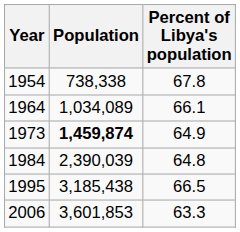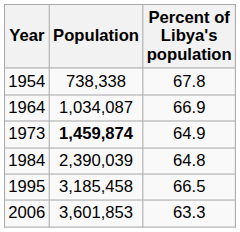(96, 107) 1,034,089 -> (96, 107) 1,034,087
(189, 107) 66.1 -> (189, 107) 66.9
(96, 187) 3,185,438 -> (96, 187) 3,185,458
